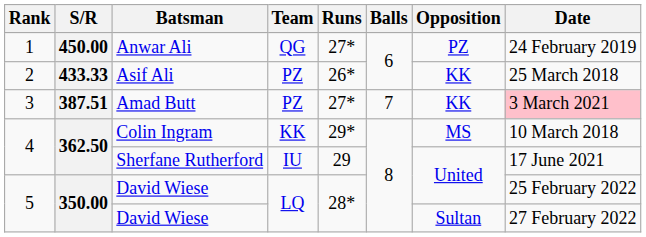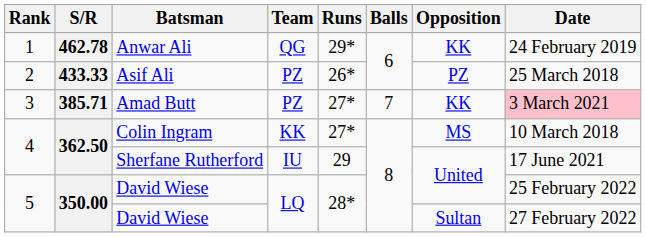(83, 47) 450.00 -> (83, 47) 462.78
(342, 47) 27* -> (342, 47) 29*
(458, 47) PZ -> (458, 47) KK
(458, 75) KK -> (458, 75) PZ
(83, 103) 387.51 -> (83, 103) 385.71
(342, 132) 29* -> (342, 132) 27*
